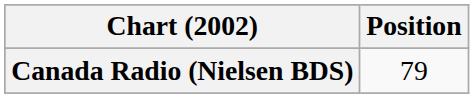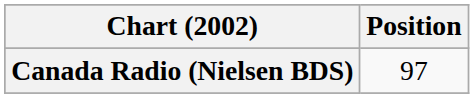(414, 70) 79 -> (414, 70) 97
